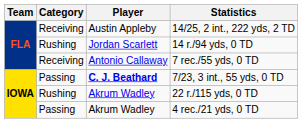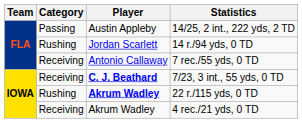(61, 28) Receiving -> (57, 28) Passing
(57, 77) Passing -> (61, 77) Receiving
(122, 93) normal -> (124, 93) bold
(57, 110) Passing -> (61, 110) Receiving
